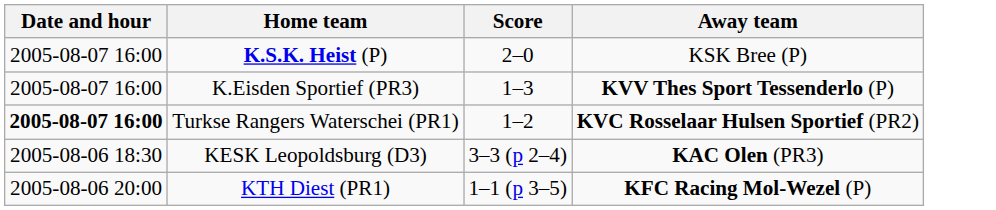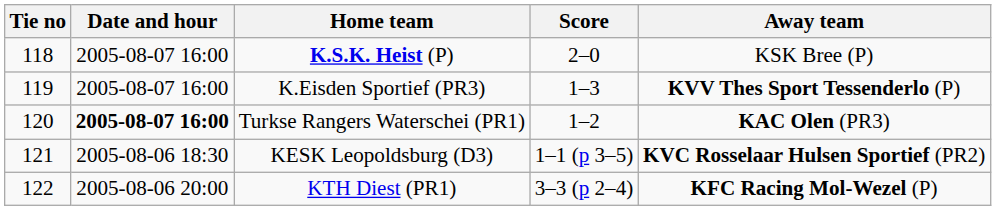+ column: (38, 21)
(748, 121) KVC Rosselaar Hulsen Sportief (PR2) -> (814, 121) KAC Olen (PR3)
(518, 155) 3–3 (p 2–4) -> (584, 155) 1–1 (p 3–5)
(748, 155) KAC Olen (PR3) -> (814, 155) KVC Rosselaar Hulsen Sportief (PR2)
(518, 188) 1–1 (p 3–5) -> (584, 188) 3–3 (p 2–4)
